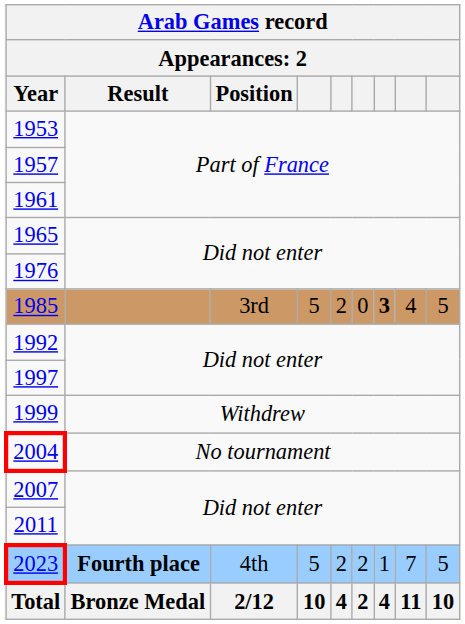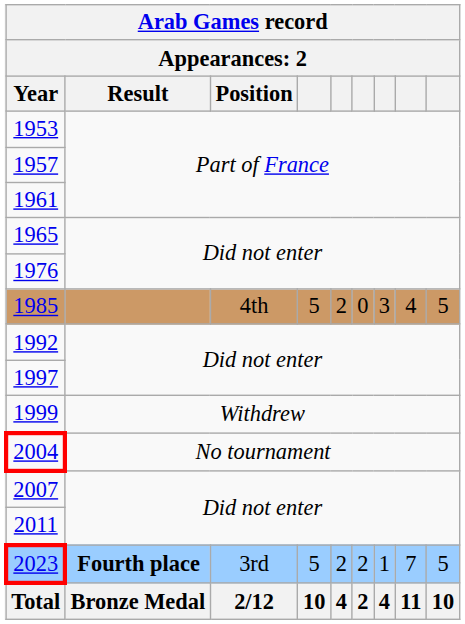(254, 306) 3rd -> (254, 306) 4th
(384, 306) bold -> (384, 306) normal
(254, 563) 4th -> (254, 563) 3rd
